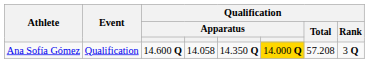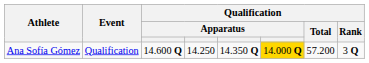(201, 50) 14.058 -> (201, 50) 14.250
(321, 50) 57.208 -> (321, 50) 57.200
